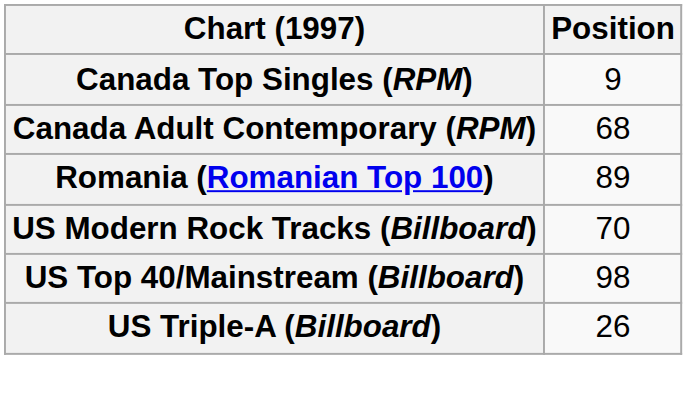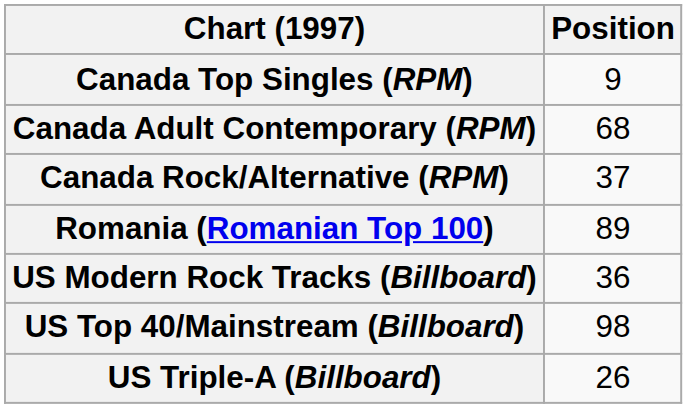+ row: (274, 178)
(613, 228) 70 -> (613, 278) 36
